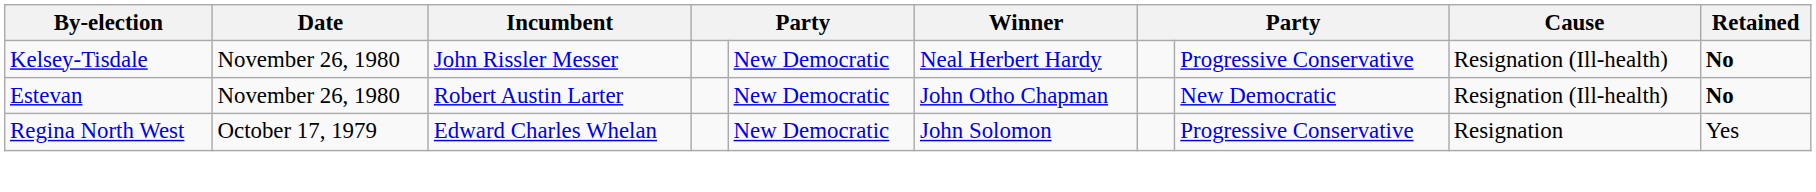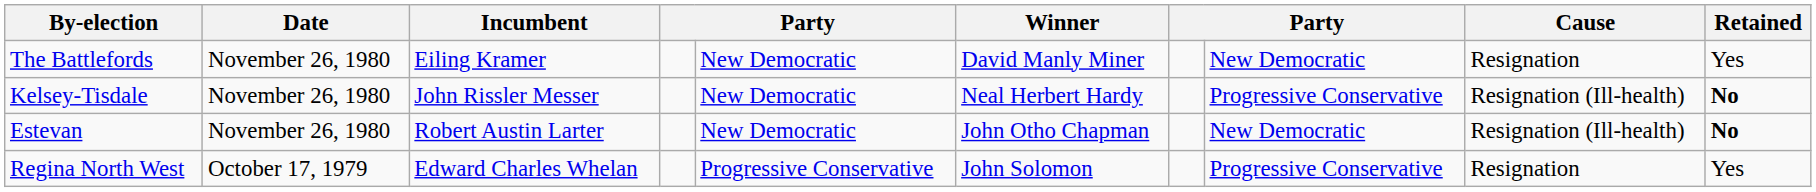+ row: (81, 58)
(811, 131) New Democratic -> (817, 167) Progressive Conservative
